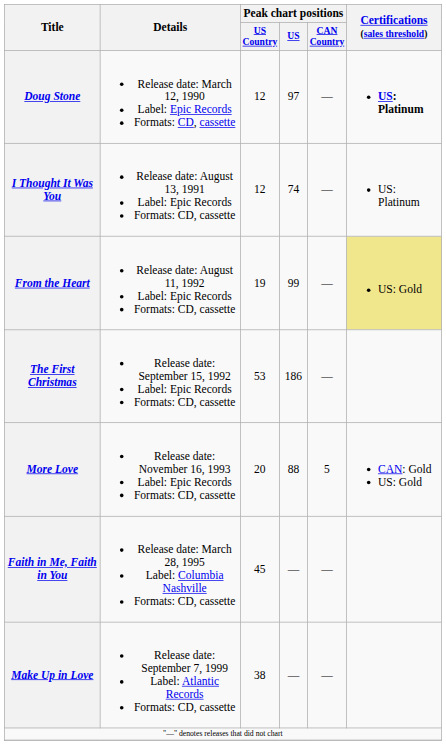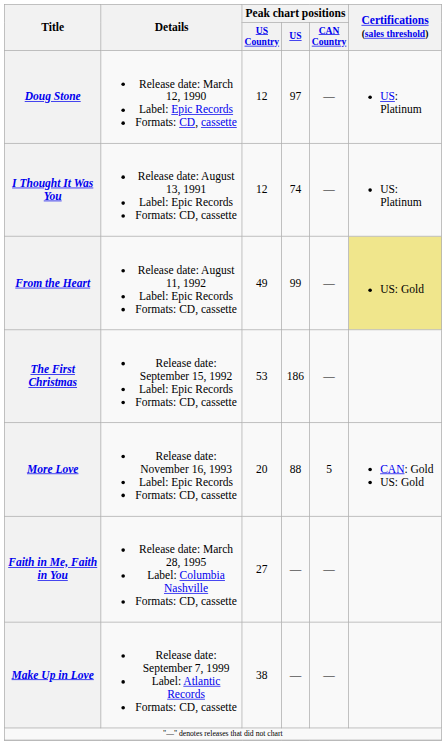(394, 103) bold -> (395, 103) normal
(260, 283) 19 -> (262, 283) 49
(260, 569) 45 -> (262, 569) 27
